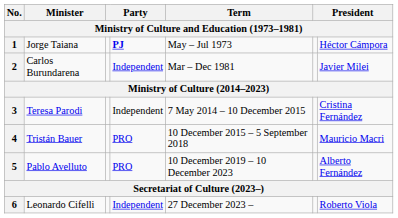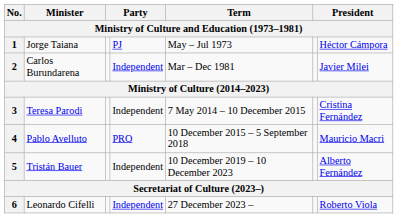(118, 45) bold -> (117, 45) normal
(54, 138) Tristán Bauer -> (57, 138) Pablo Avelluto
(57, 166) Pablo Avelluto -> (54, 166) Tristán Bauer
(122, 166) PRO -> (138, 166) Independent
